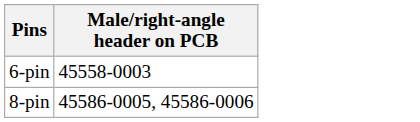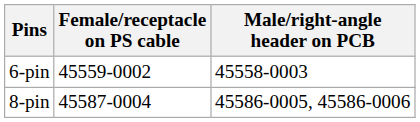+ column: (132, 30)
